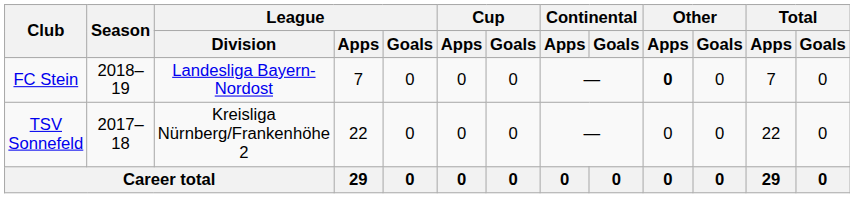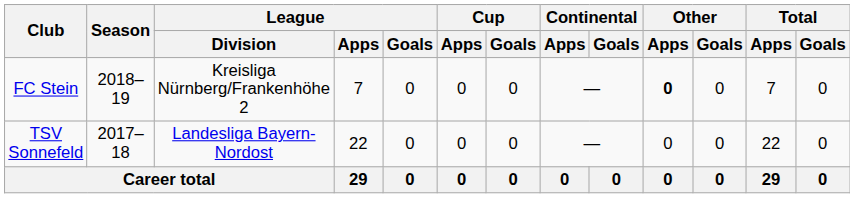(244, 79) Landesliga Bayern-Nordost -> (244, 89) Kreisliga Nürnberg/Frankenhöhe 2
(244, 134) Kreisliga Nürnberg/Frankenhöhe 2 -> (244, 143) Landesliga Bayern-Nordost
